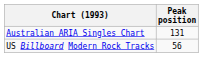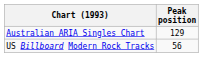(177, 33) 131 -> (177, 33) 129
